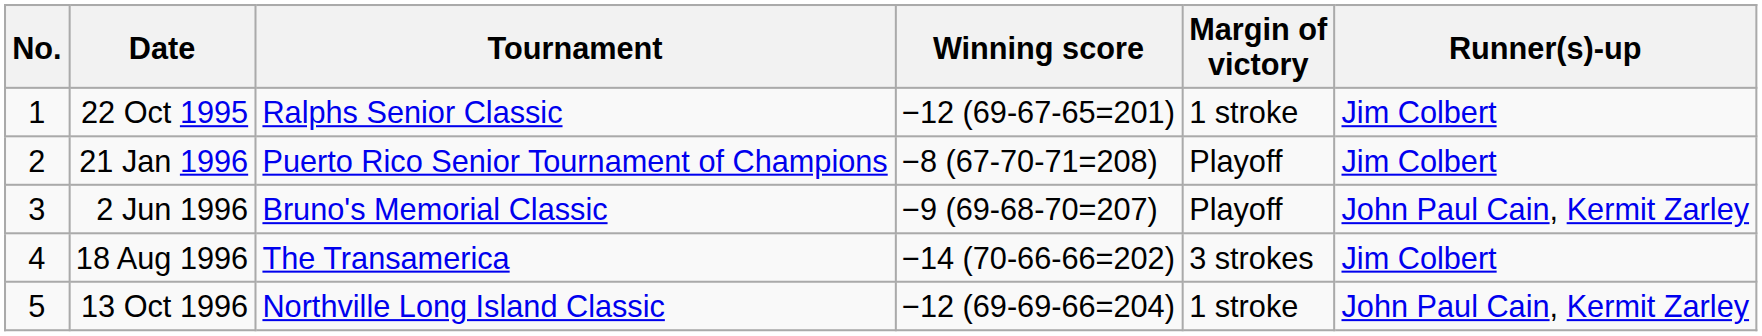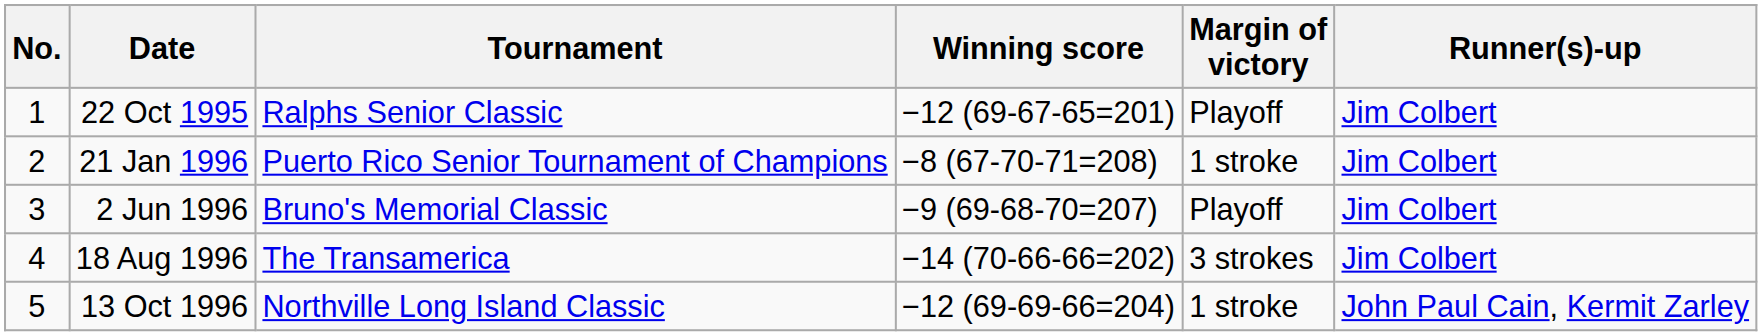(1244, 112) 1 stroke -> (1236, 112) Playoff
(1236, 161) Playoff -> (1244, 161) 1 stroke
(1545, 210) John Paul Cain, Kermit Zarley -> (1419, 210) Jim Colbert
